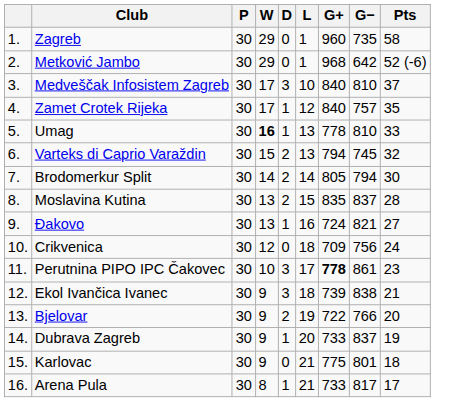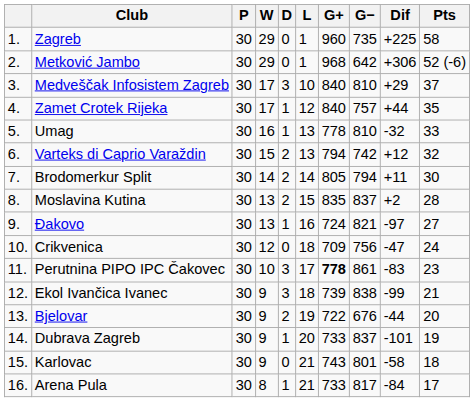+ column: (400, 16)
(267, 131) bold -> (267, 131) normal
(365, 154) 745 -> (365, 154) 742
(365, 316) 766 -> (365, 316) 676
(334, 362) 775 -> (334, 362) 743
